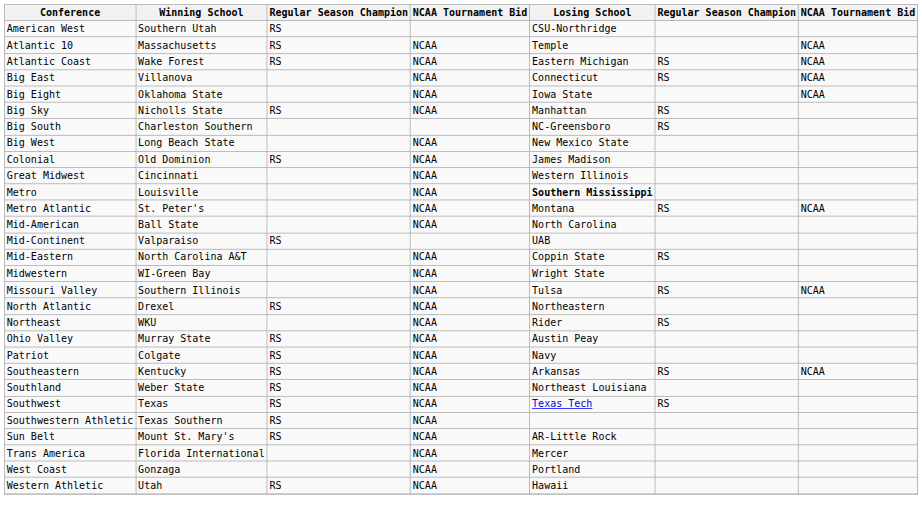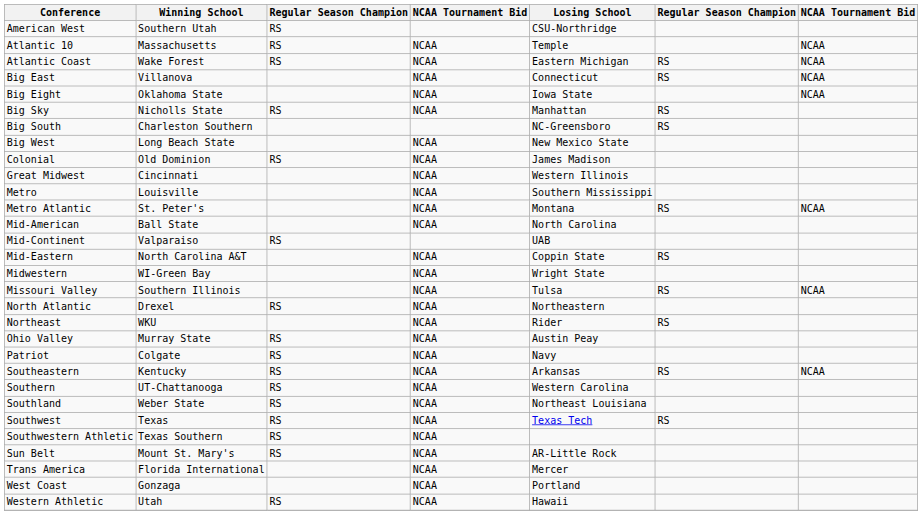(592, 192) bold -> (592, 192) normal
+ row: (31, 388)
